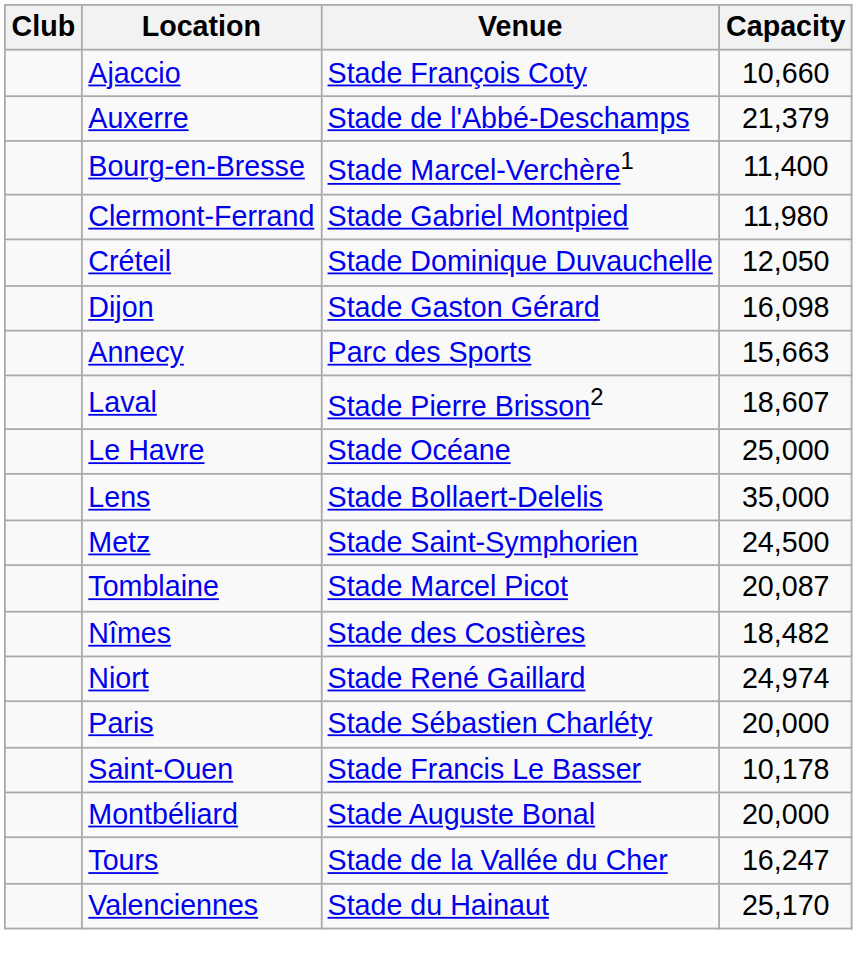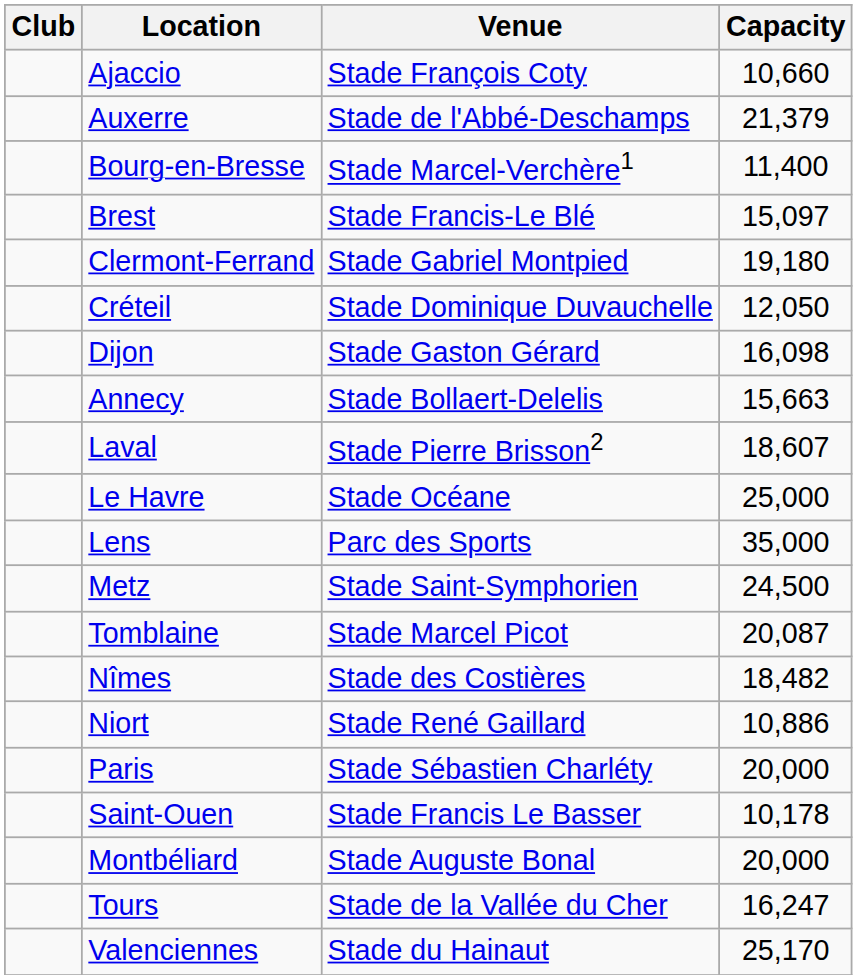+ row: (122, 216)
(786, 216) 11,980 -> (786, 262) 19,180
(429, 352) Parc des Sports -> (465, 398) Stade Bollaert-Delelis
(465, 496) Stade Bollaert-Delelis -> (429, 542) Parc des Sports
(786, 678) 24,974 -> (786, 724) 10,886
